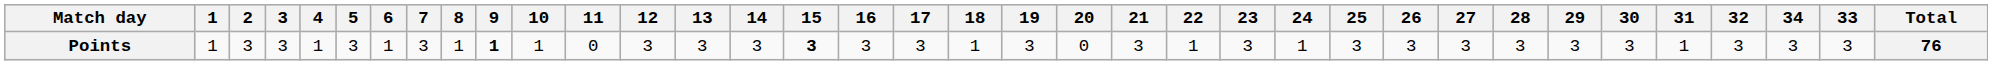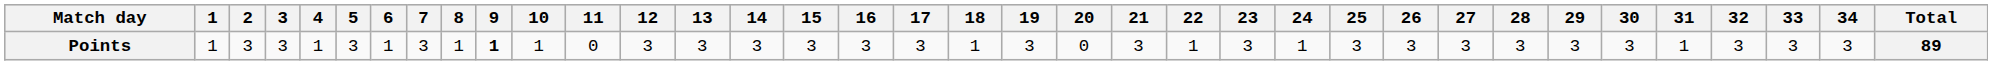columns swapped: (1848, 18) <-> (1793, 18)
(811, 46) bold -> (811, 46) normal
(1931, 46) 76 -> (1931, 46) 89
